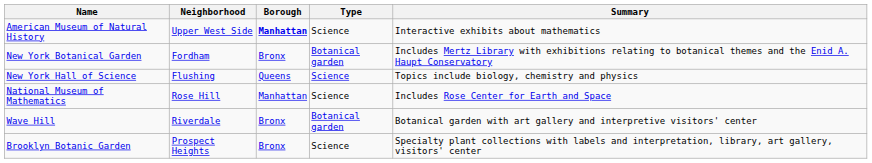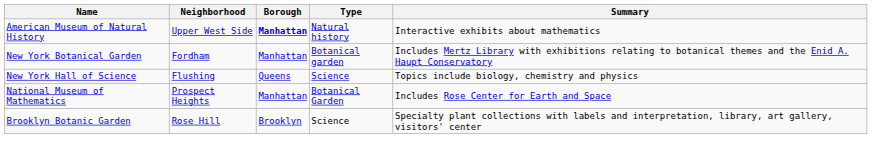(330, 31) Science -> (330, 31) Natural history
(272, 56) Bronx -> (283, 56) Manhattan
(196, 96) Rose Hill -> (193, 96) Prospect Heights
(330, 96) Science -> (336, 96) Botanical Garden
- row: (31, 121)
(193, 146) Prospect Heights -> (196, 121) Rose Hill
(272, 146) Bronx -> (280, 121) Brooklyn
